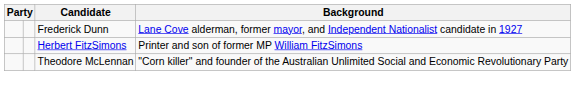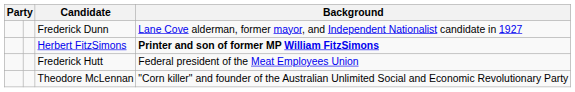(250, 45) normal -> (259, 45) bold
+ row: (70, 62)
